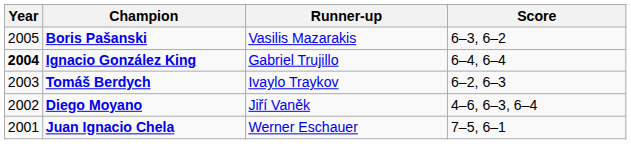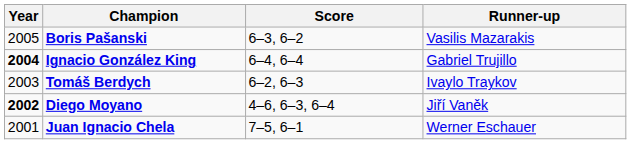columns swapped: (346, 16) <-> (537, 16)
(23, 105) normal -> (23, 105) bold
